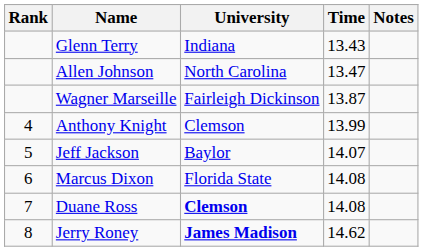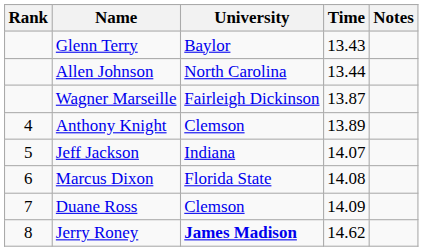(210, 44) Indiana -> (207, 44) Baylor
(346, 71) 13.47 -> (346, 71) 13.44
(346, 125) 13.99 -> (346, 125) 13.89
(207, 152) Baylor -> (210, 152) Indiana
(216, 206) bold -> (214, 206) normal
(346, 206) 14.08 -> (346, 206) 14.09
